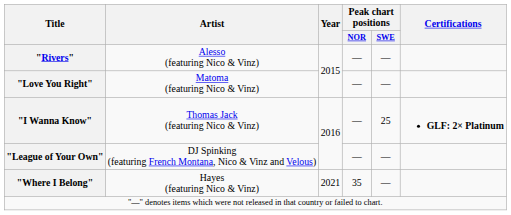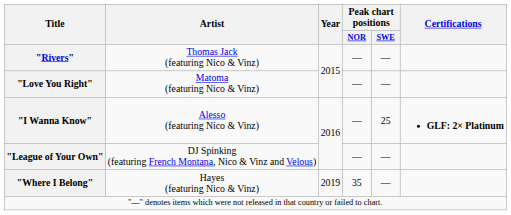(212, 57) Alesso (featuring Nico & Vinz) -> (212, 57) Thomas Jack (featuring Nico & Vinz)
(212, 120) Thomas Jack (featuring Nico & Vinz) -> (212, 120) Alesso (featuring Nico & Vinz)
(330, 183) 2021 -> (330, 183) 2019
